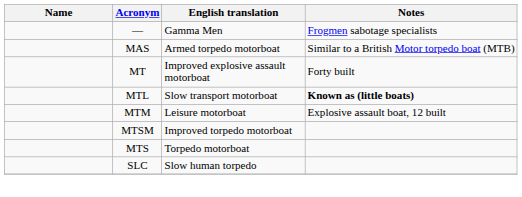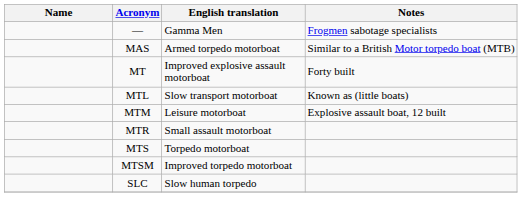(361, 95) bold -> (358, 95) normal
+ row: (137, 130)
rows swapped: (137, 148) <-> (137, 130)
